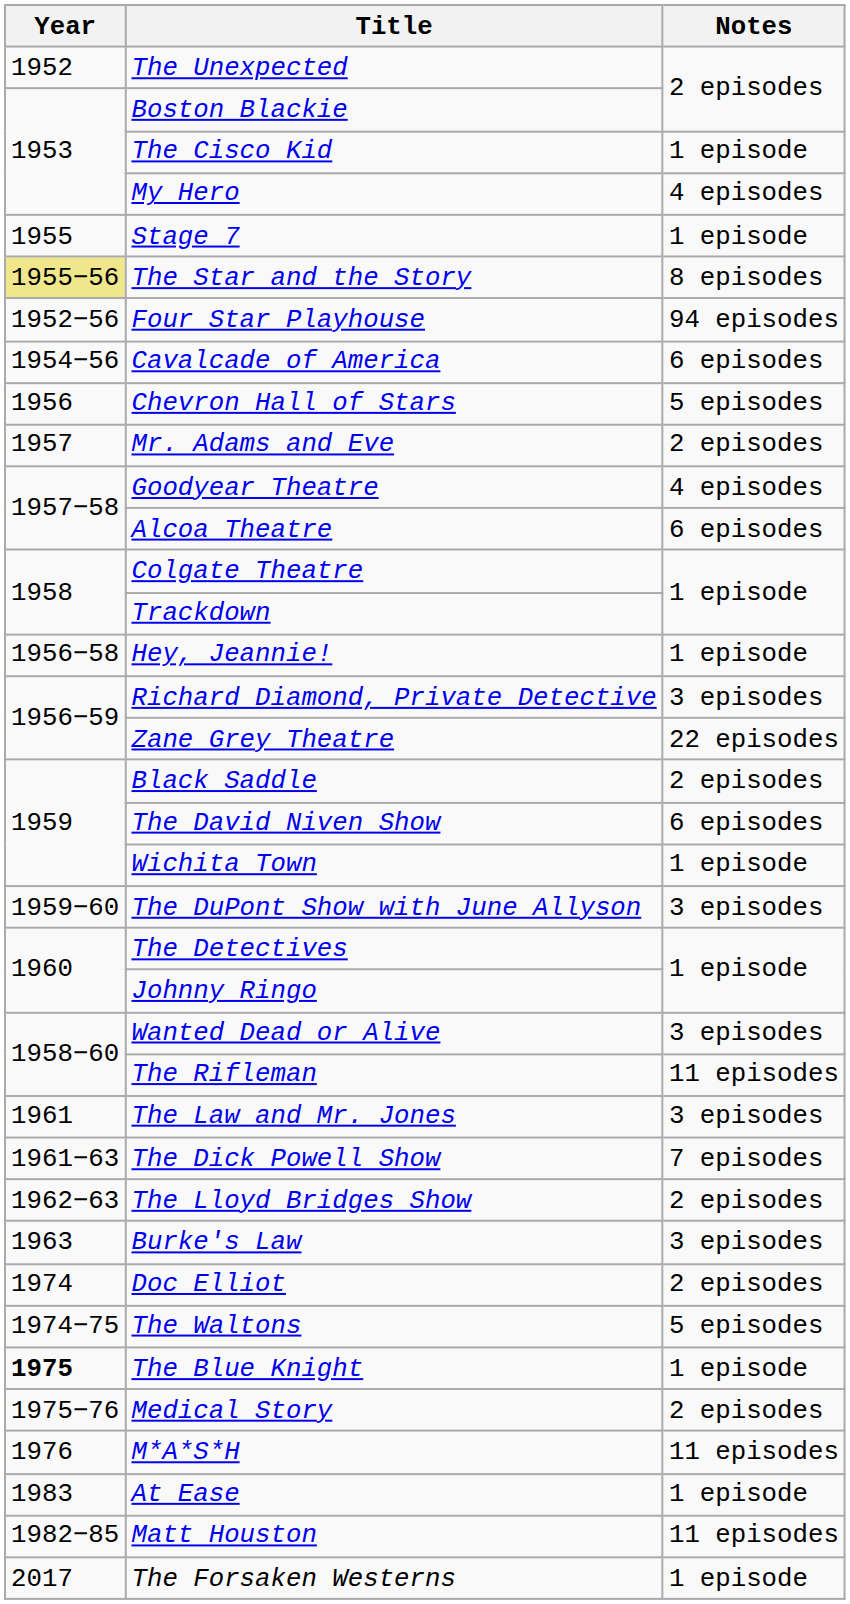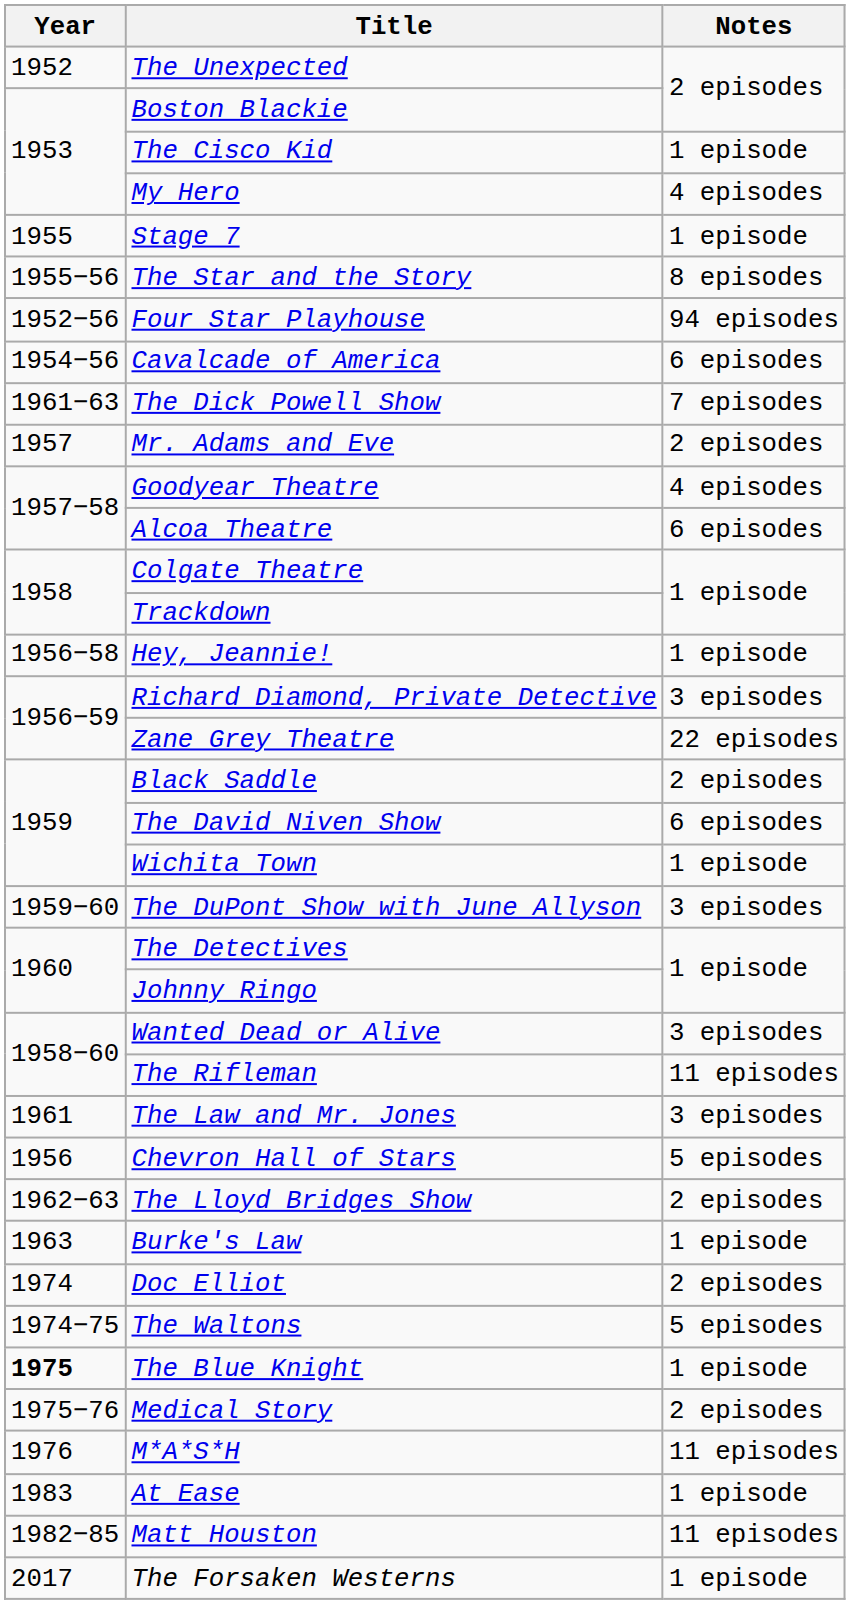(65, 278) khaki background -> (65, 278) no background
rows swapped: (294, 404) <-> (286, 1159)
(746, 1243) 3 episodes -> (738, 1243) 1 episode
